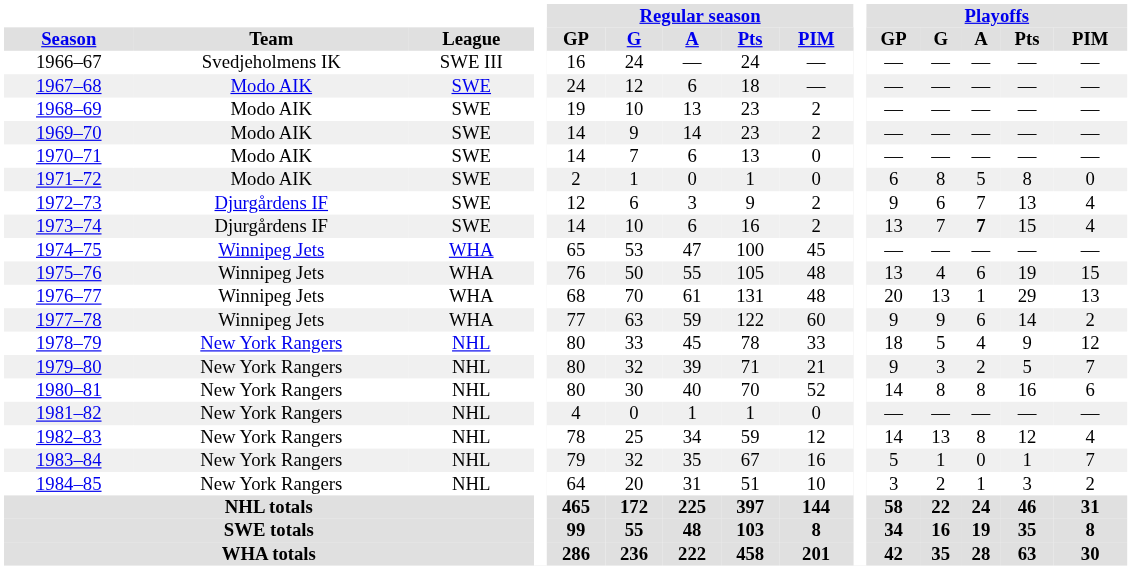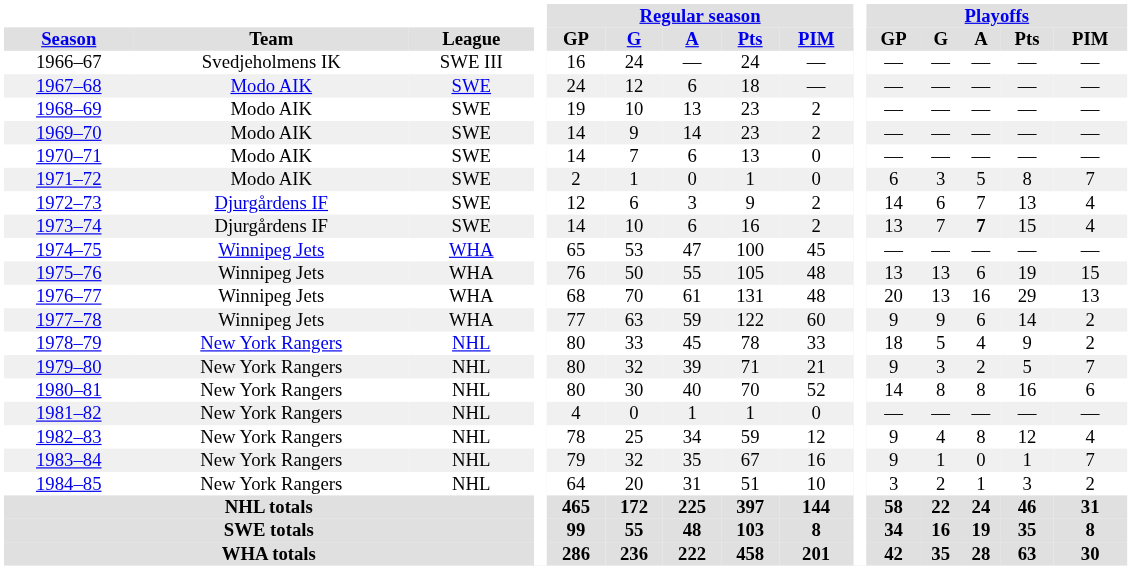(941, 179) 8 -> (941, 179) 3
(1090, 179) 0 -> (1090, 179) 7
(894, 202) 9 -> (894, 202) 14
(941, 273) 4 -> (941, 273) 13
(981, 296) 1 -> (981, 296) 16
(1090, 343) 12 -> (1090, 343) 2
(894, 436) 14 -> (894, 436) 9
(941, 436) 13 -> (941, 436) 4
(894, 460) 5 -> (894, 460) 9
